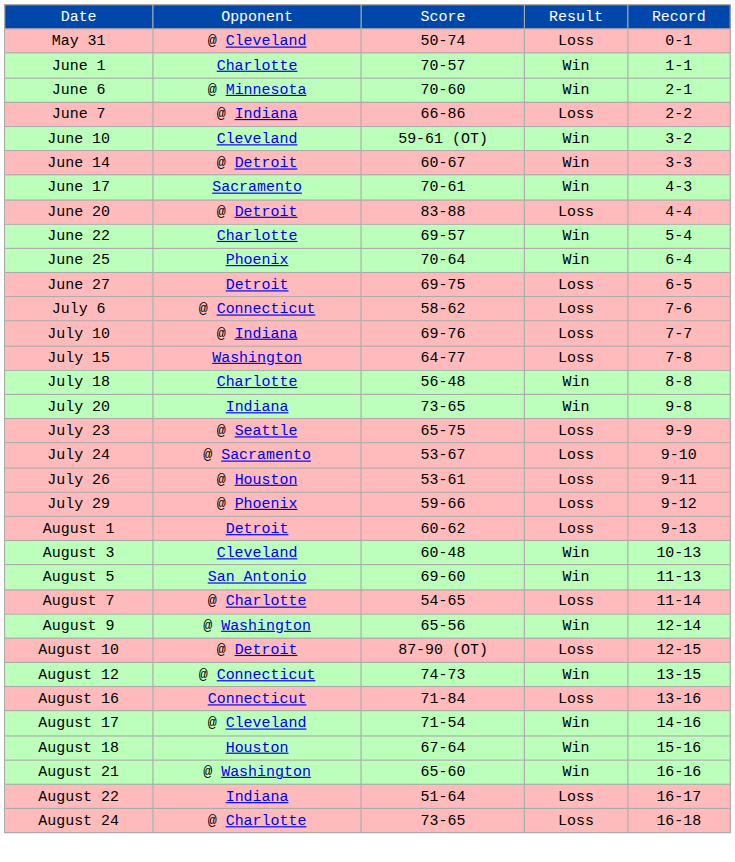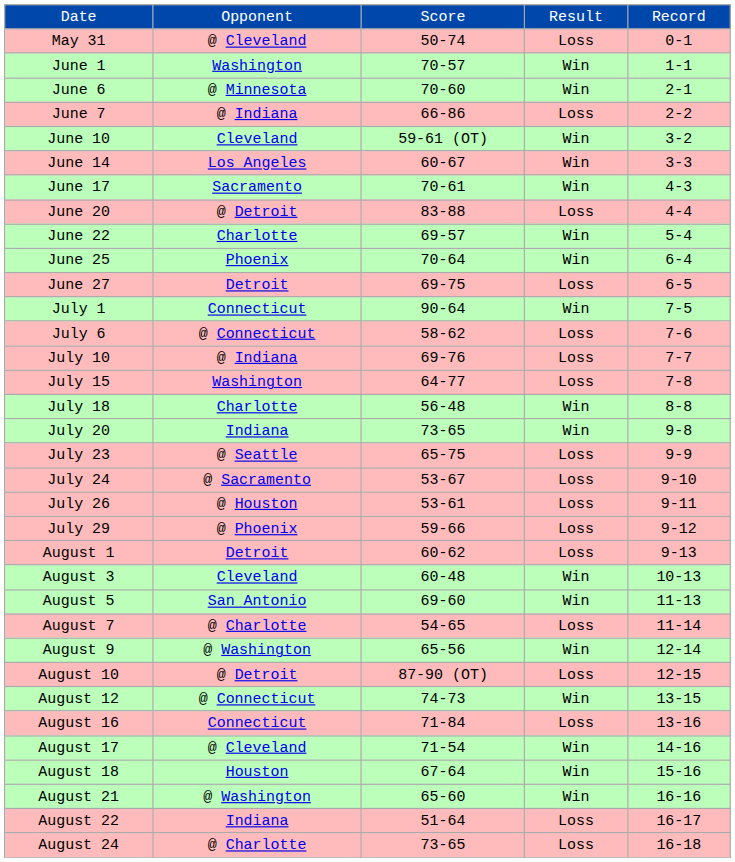(257, 65) Charlotte -> (257, 65) Washington
(257, 163) @ Detroit -> (257, 163) Los Angeles
+ row: (79, 309)
